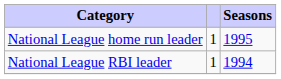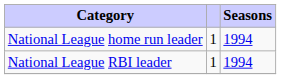(238, 39) 1995 -> (238, 39) 1994
